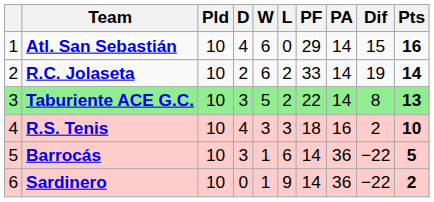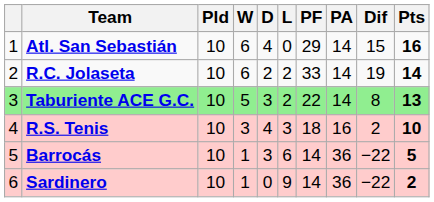columns swapped: (266, 18) <-> (243, 18)
